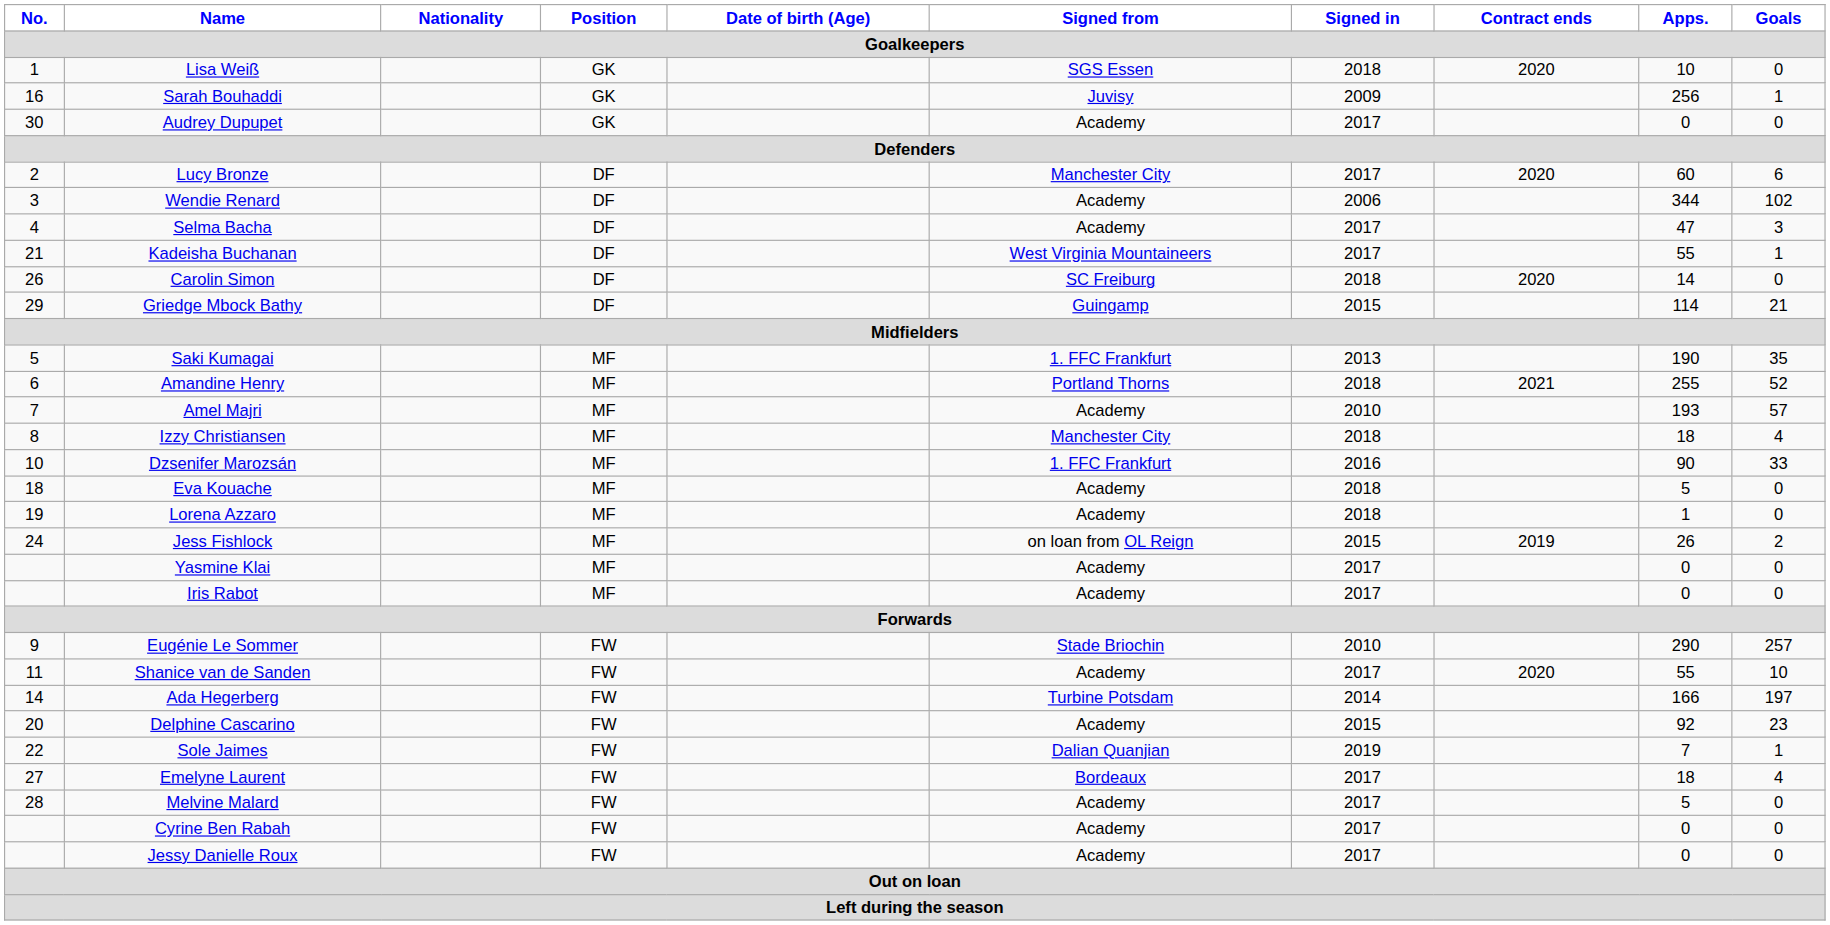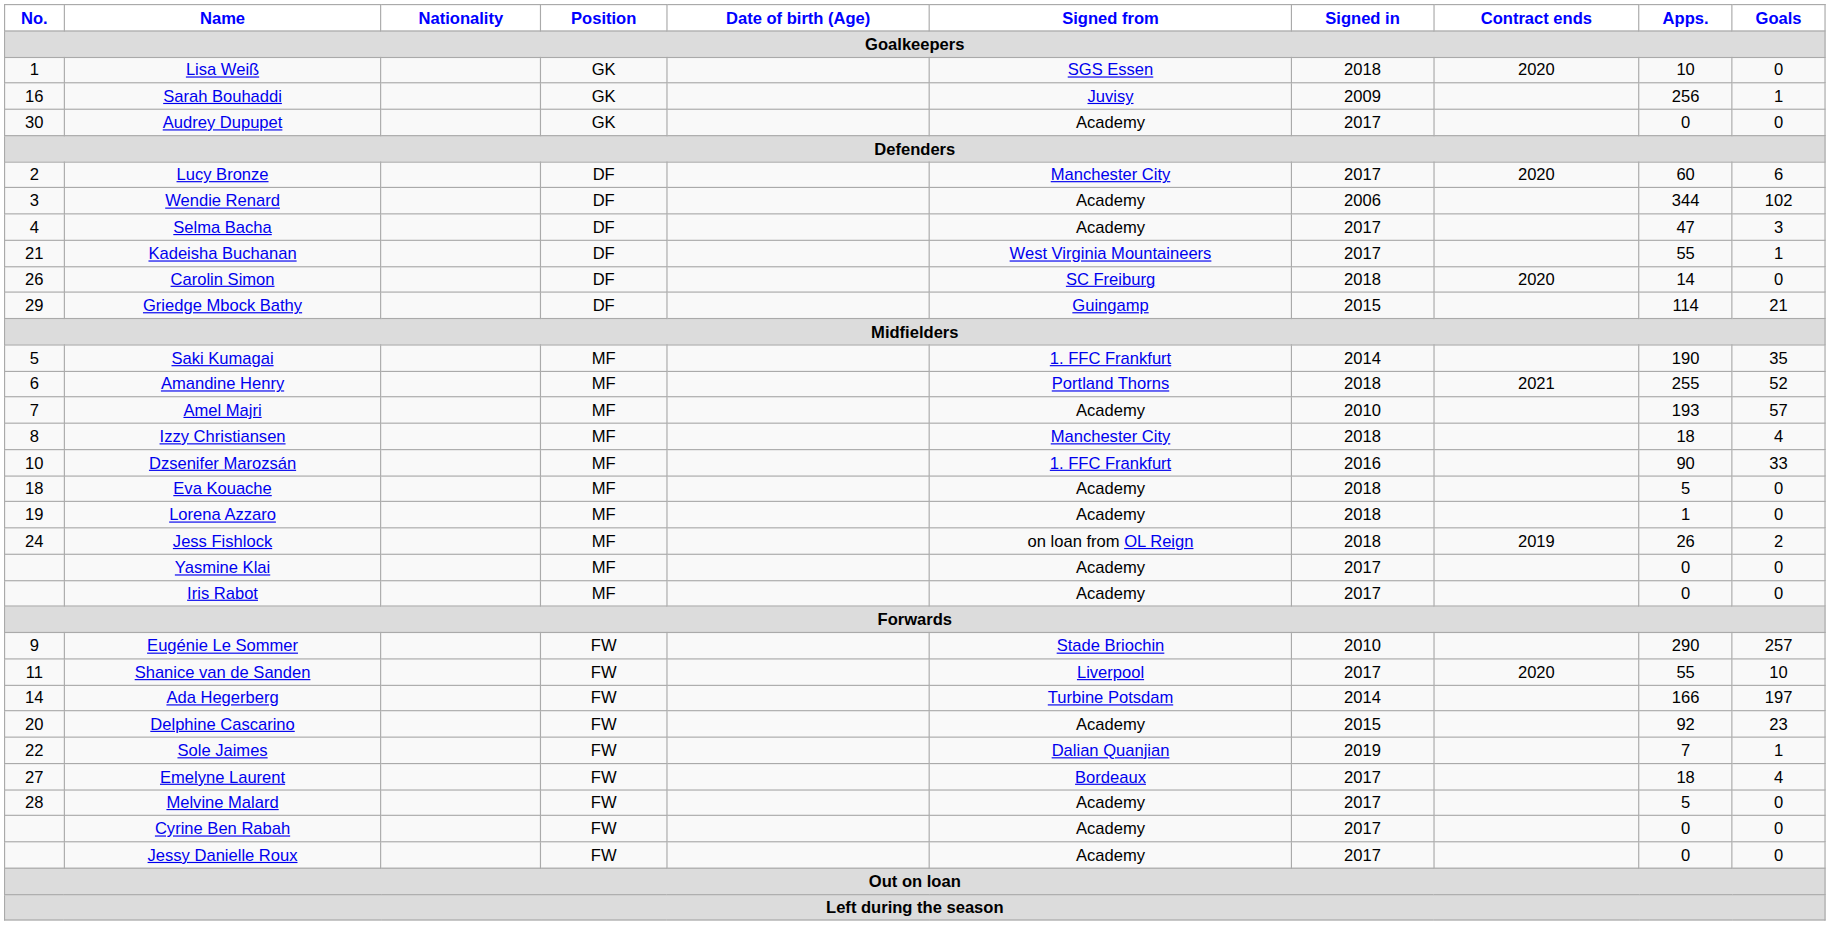(1363, 358) 2013 -> (1363, 358) 2014
(1363, 541) 2015 -> (1363, 541) 2018
(1111, 672) Academy -> (1111, 672) Liverpool
